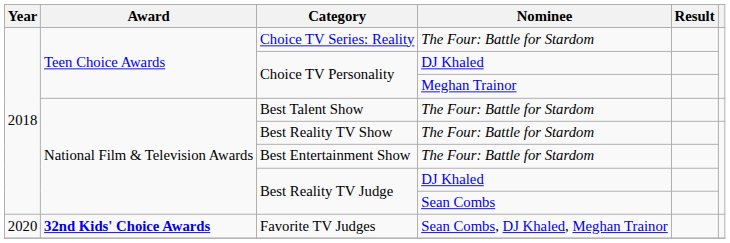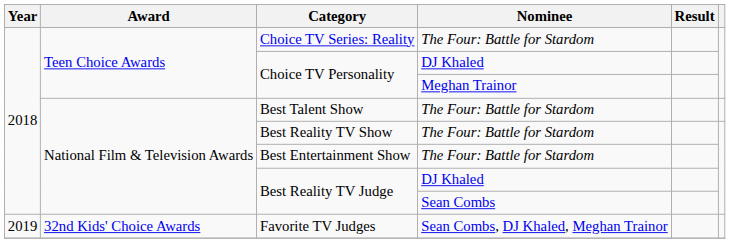(23, 226) 2020 -> (23, 226) 2019
(127, 226) bold -> (122, 226) normal
